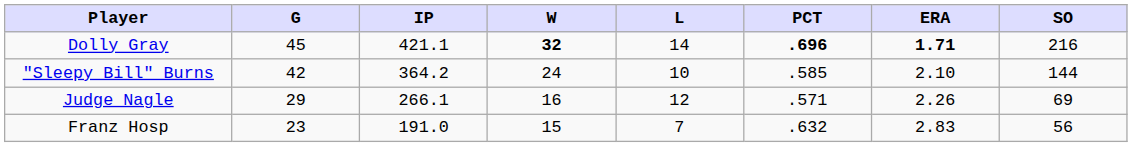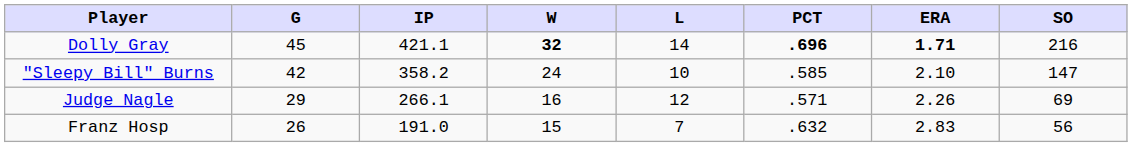(424, 73) 364.2 -> (424, 73) 358.2
(1063, 73) 144 -> (1063, 73) 147
(296, 128) 23 -> (296, 128) 26
